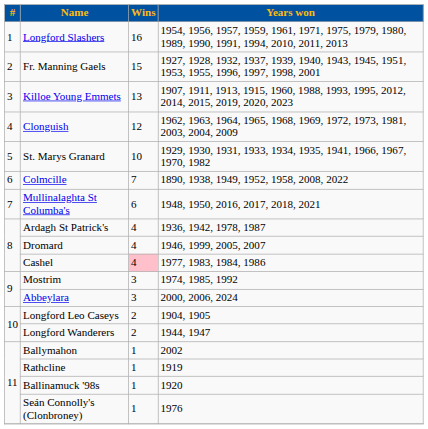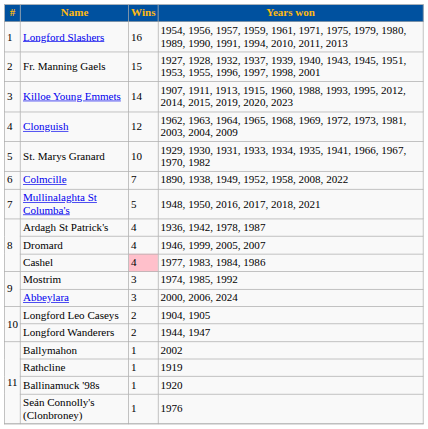(137, 96) 13 -> (137, 96) 14
(134, 204) 6 -> (134, 204) 5
